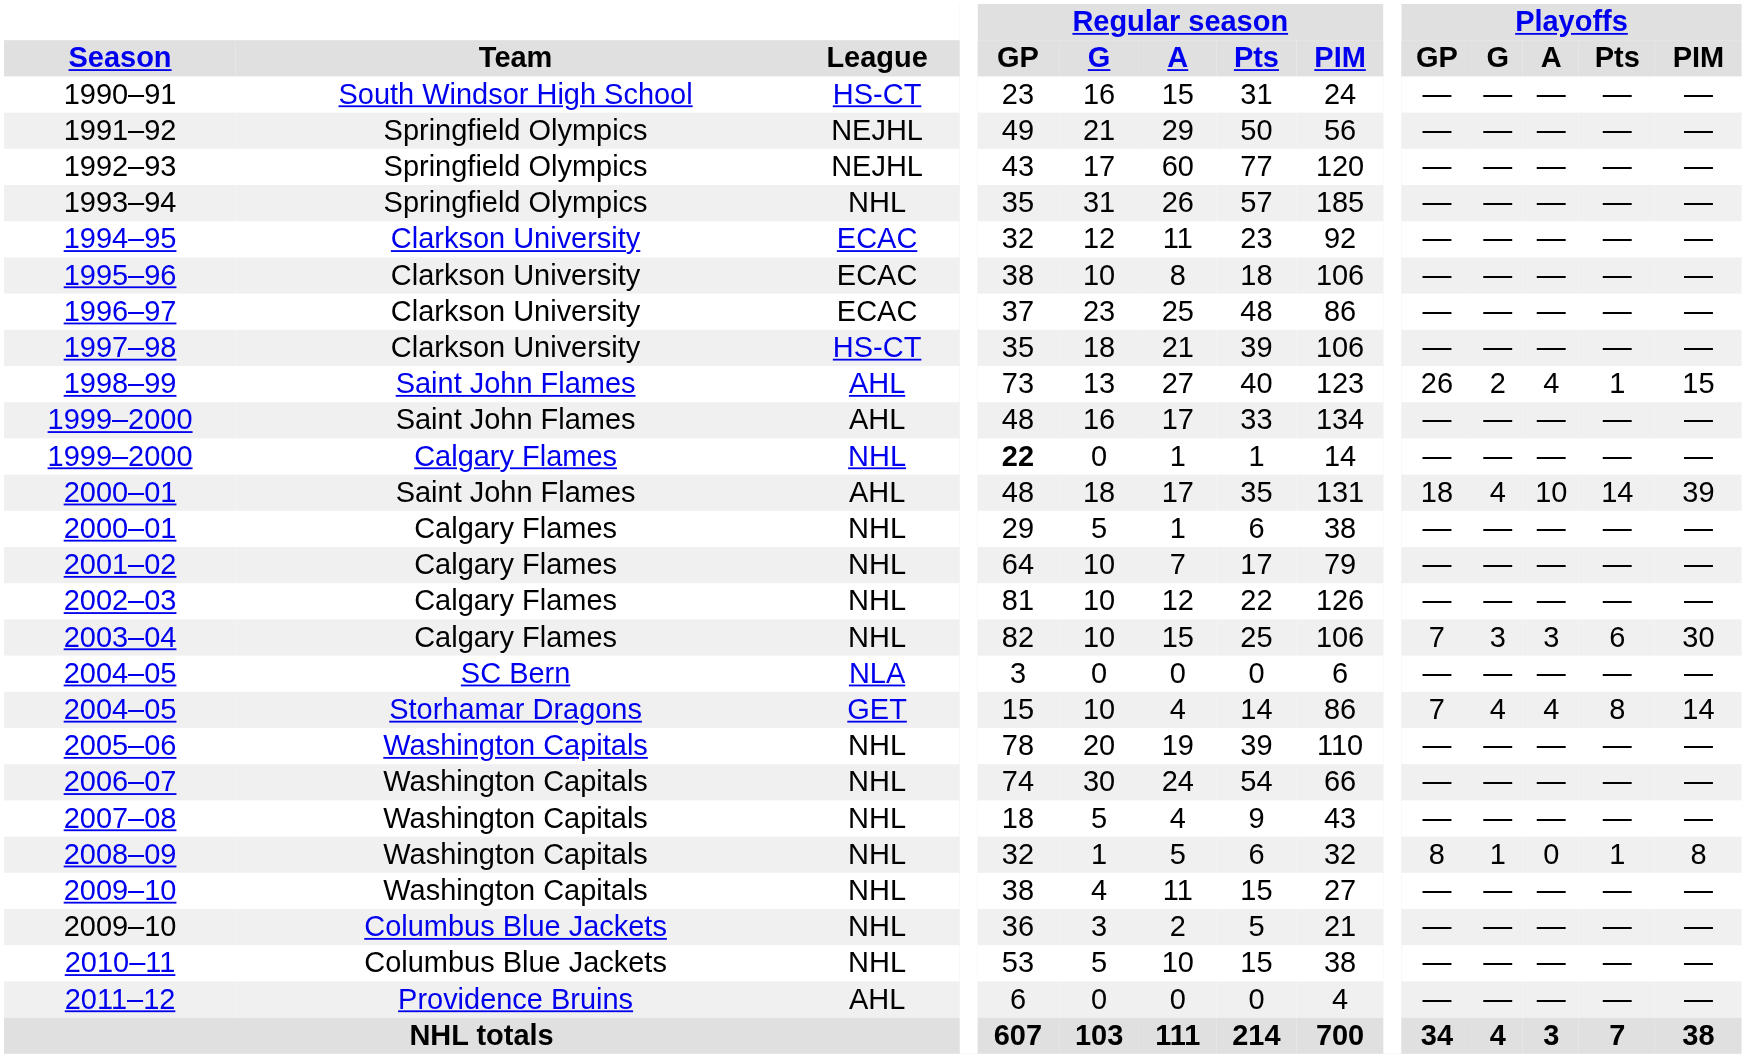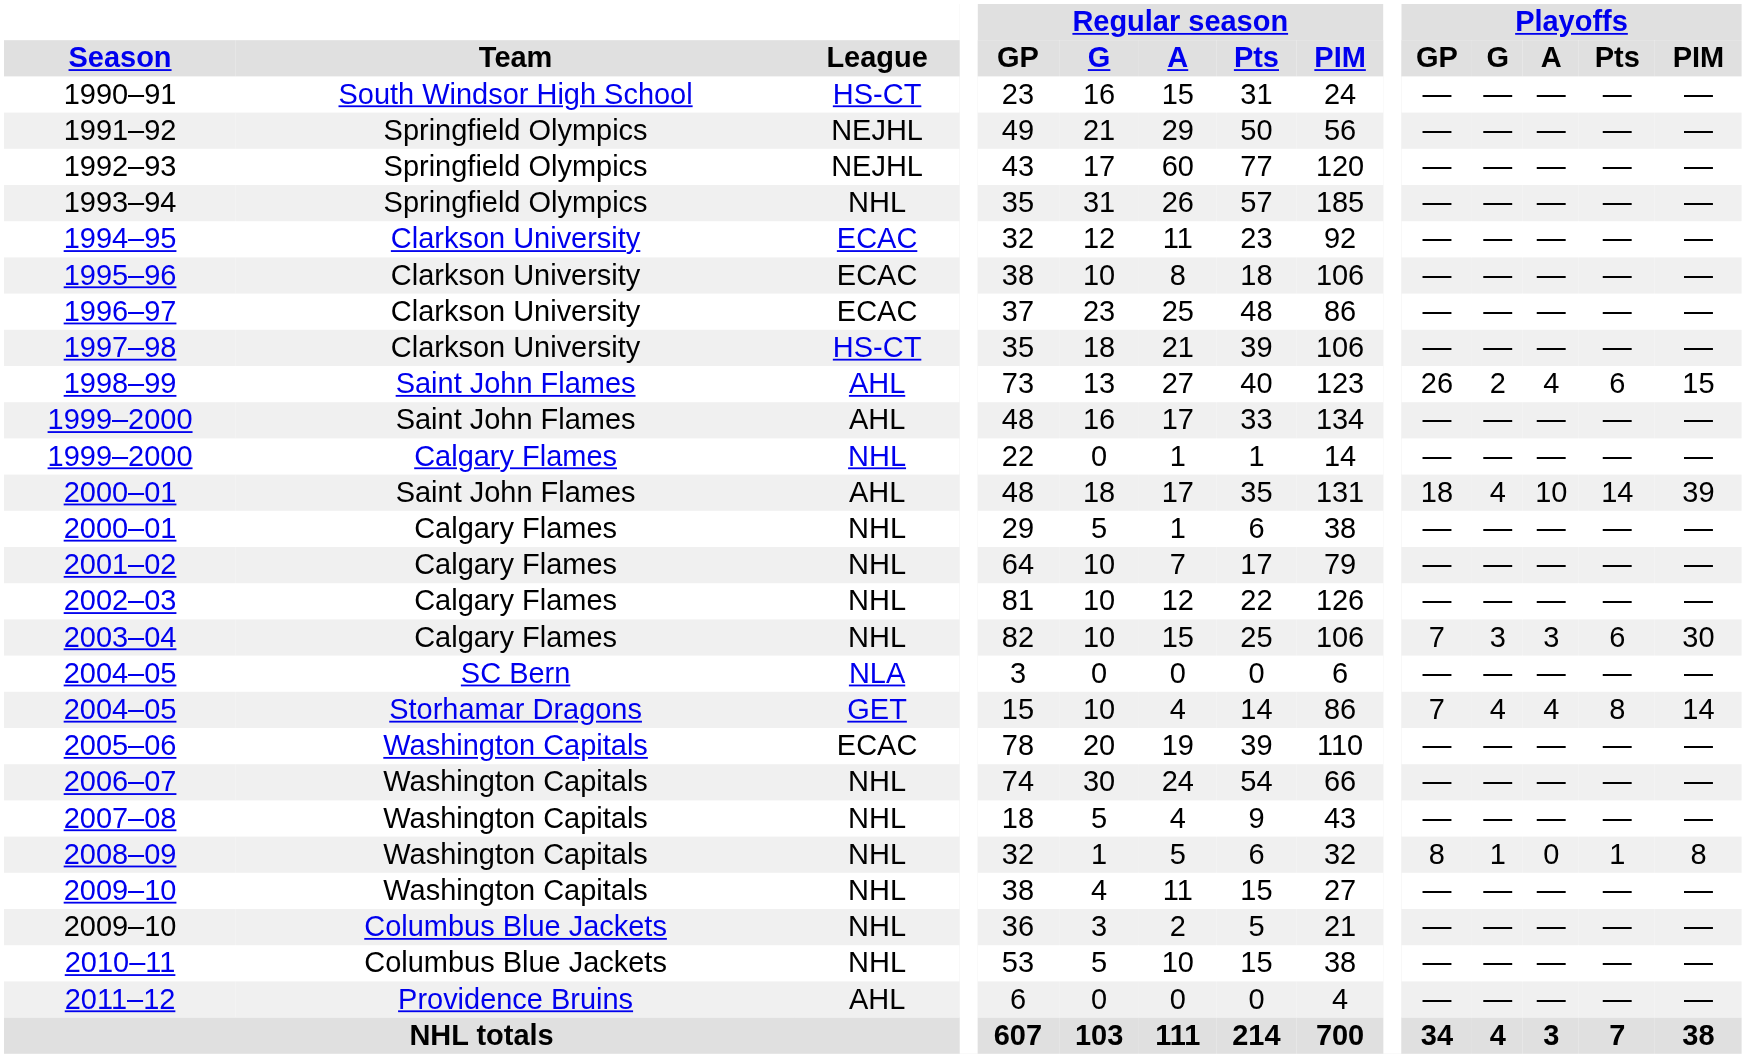(1617, 383) 1 -> (1617, 383) 6
(1018, 456) bold -> (1018, 456) normal
(877, 745) NHL -> (877, 745) ECAC
